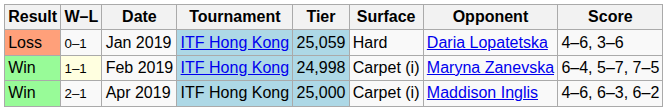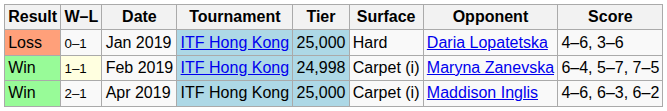(321, 42) 25,059 -> (321, 42) 25,000
